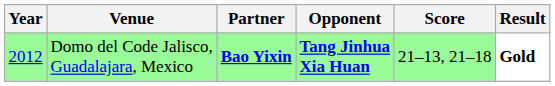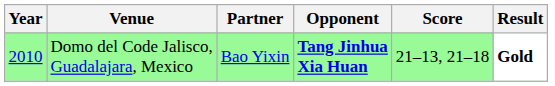(26, 56) 2012 -> (26, 56) 2010
(256, 56) bold -> (255, 56) normal
